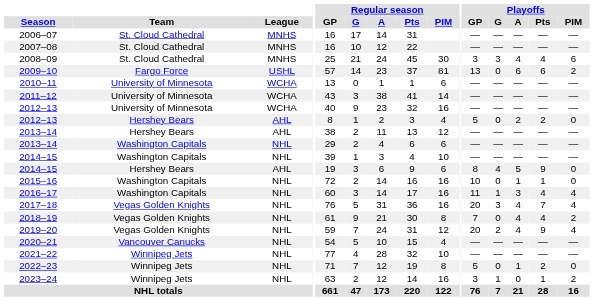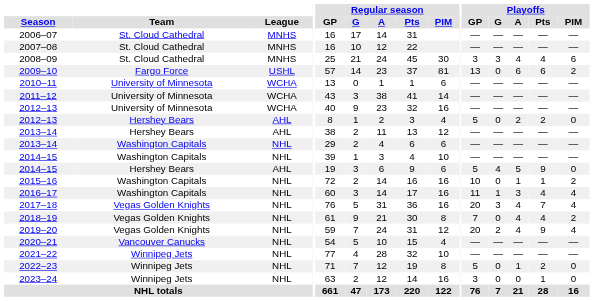(475, 168) 8 -> (475, 168) 5
(573, 181) 0 -> (573, 181) 2
(498, 278) 1 -> (498, 278) 0
(573, 278) 2 -> (573, 278) 0
